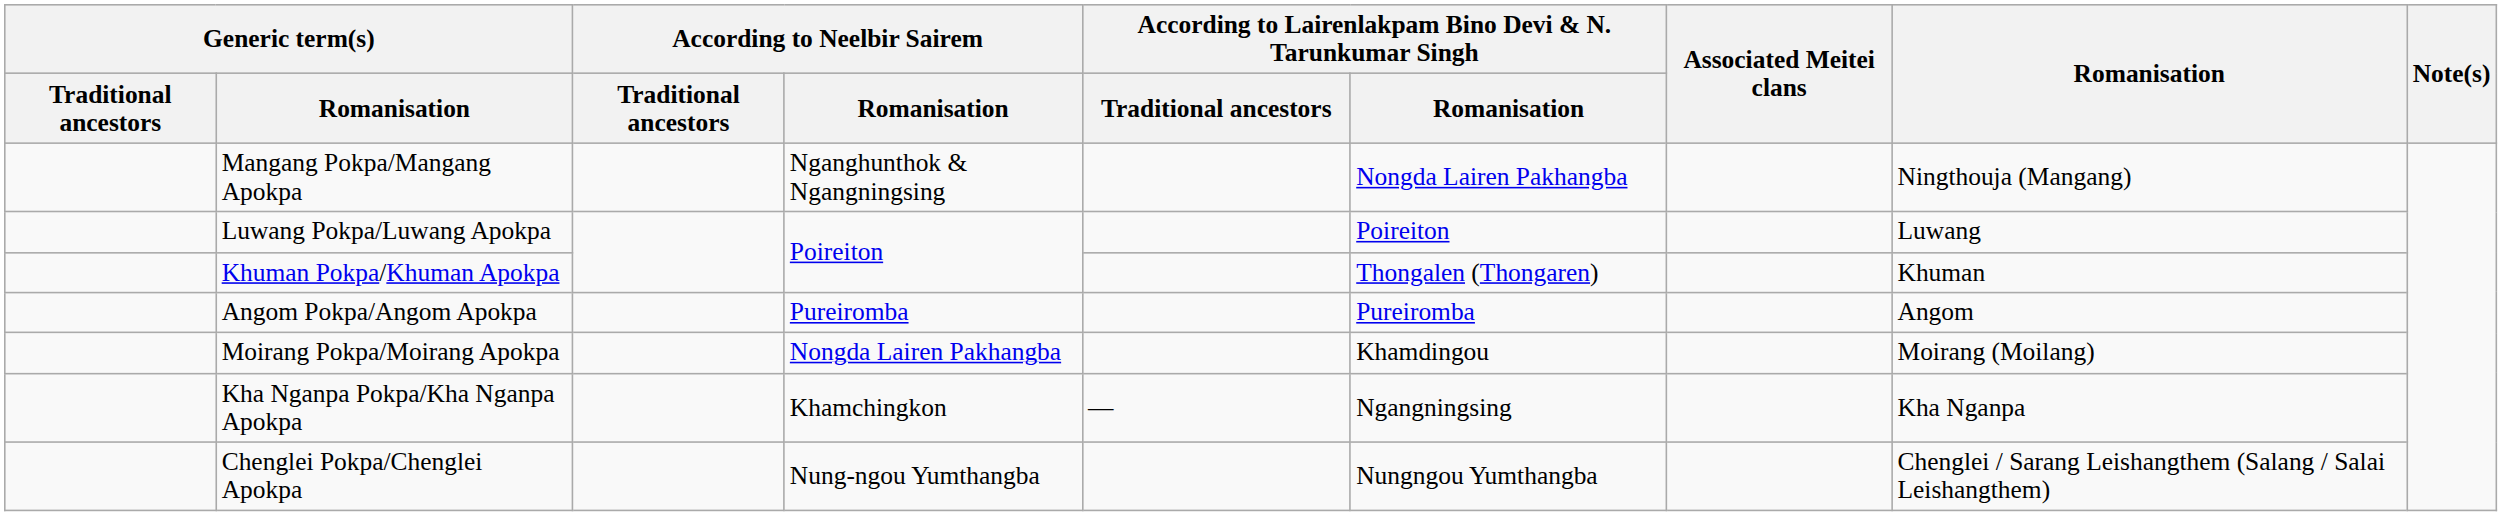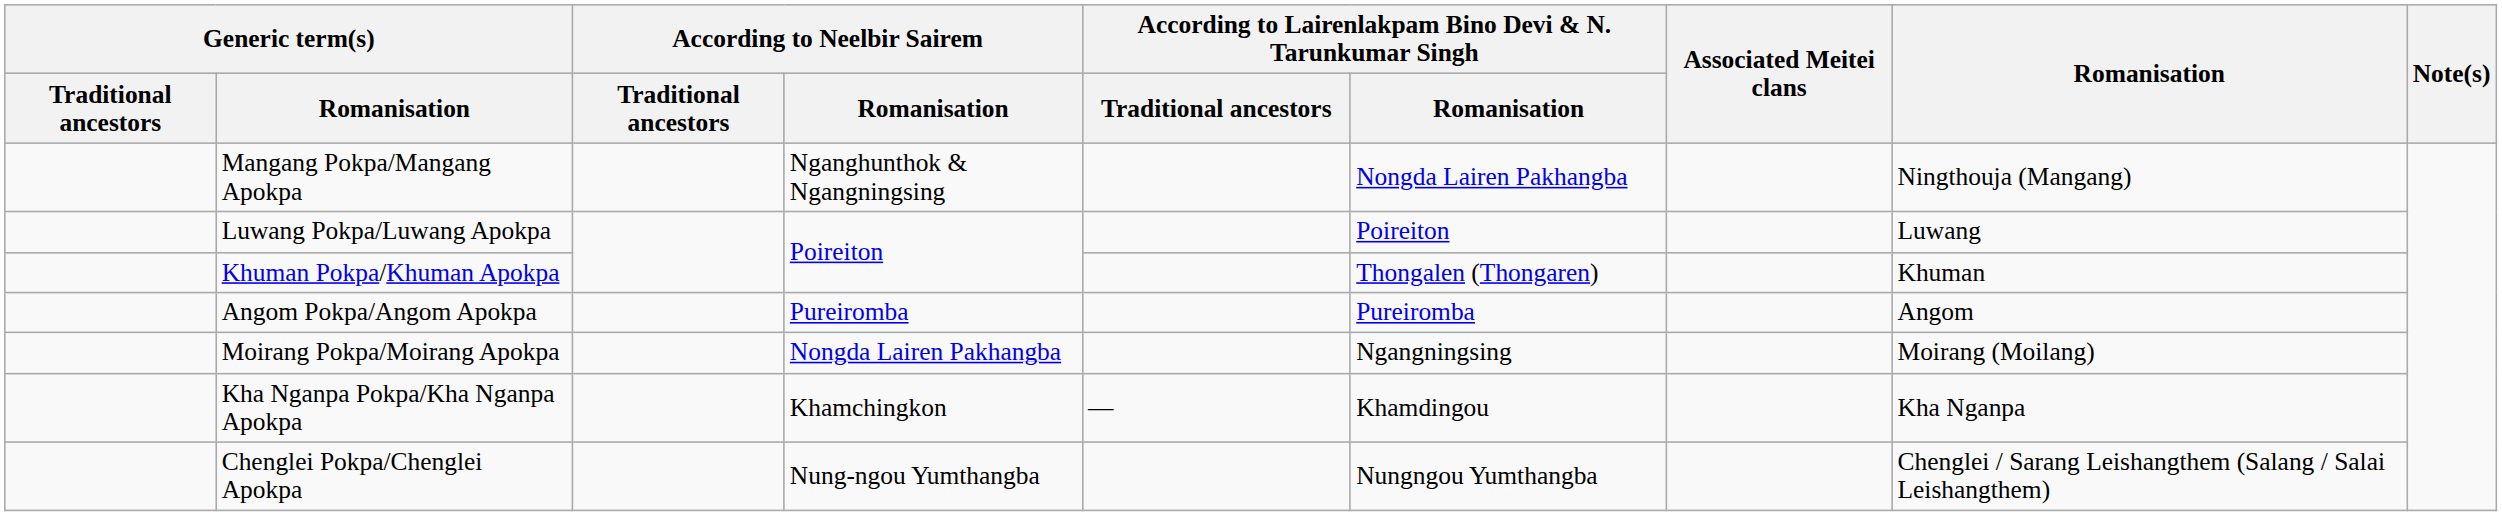(1423, 352) Khamdingou -> (1434, 352) Ngangningsing
(1434, 407) Ngangningsing -> (1423, 407) Khamdingou
